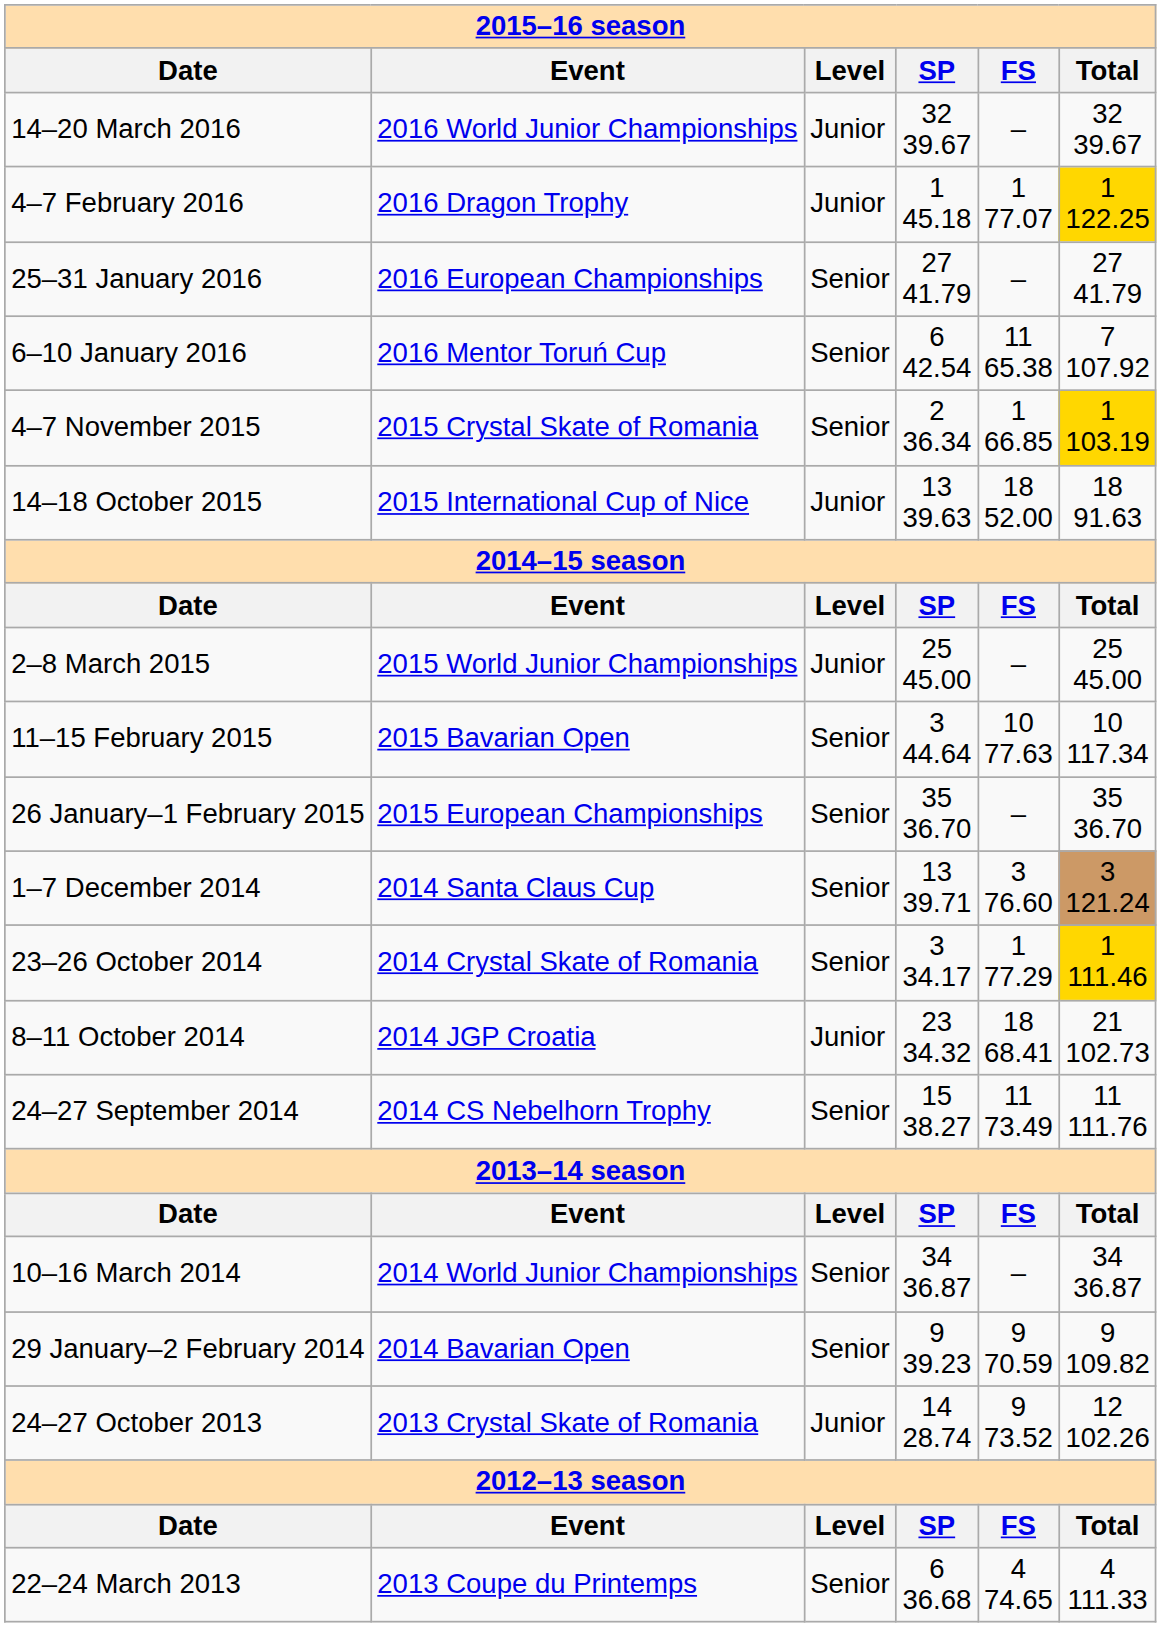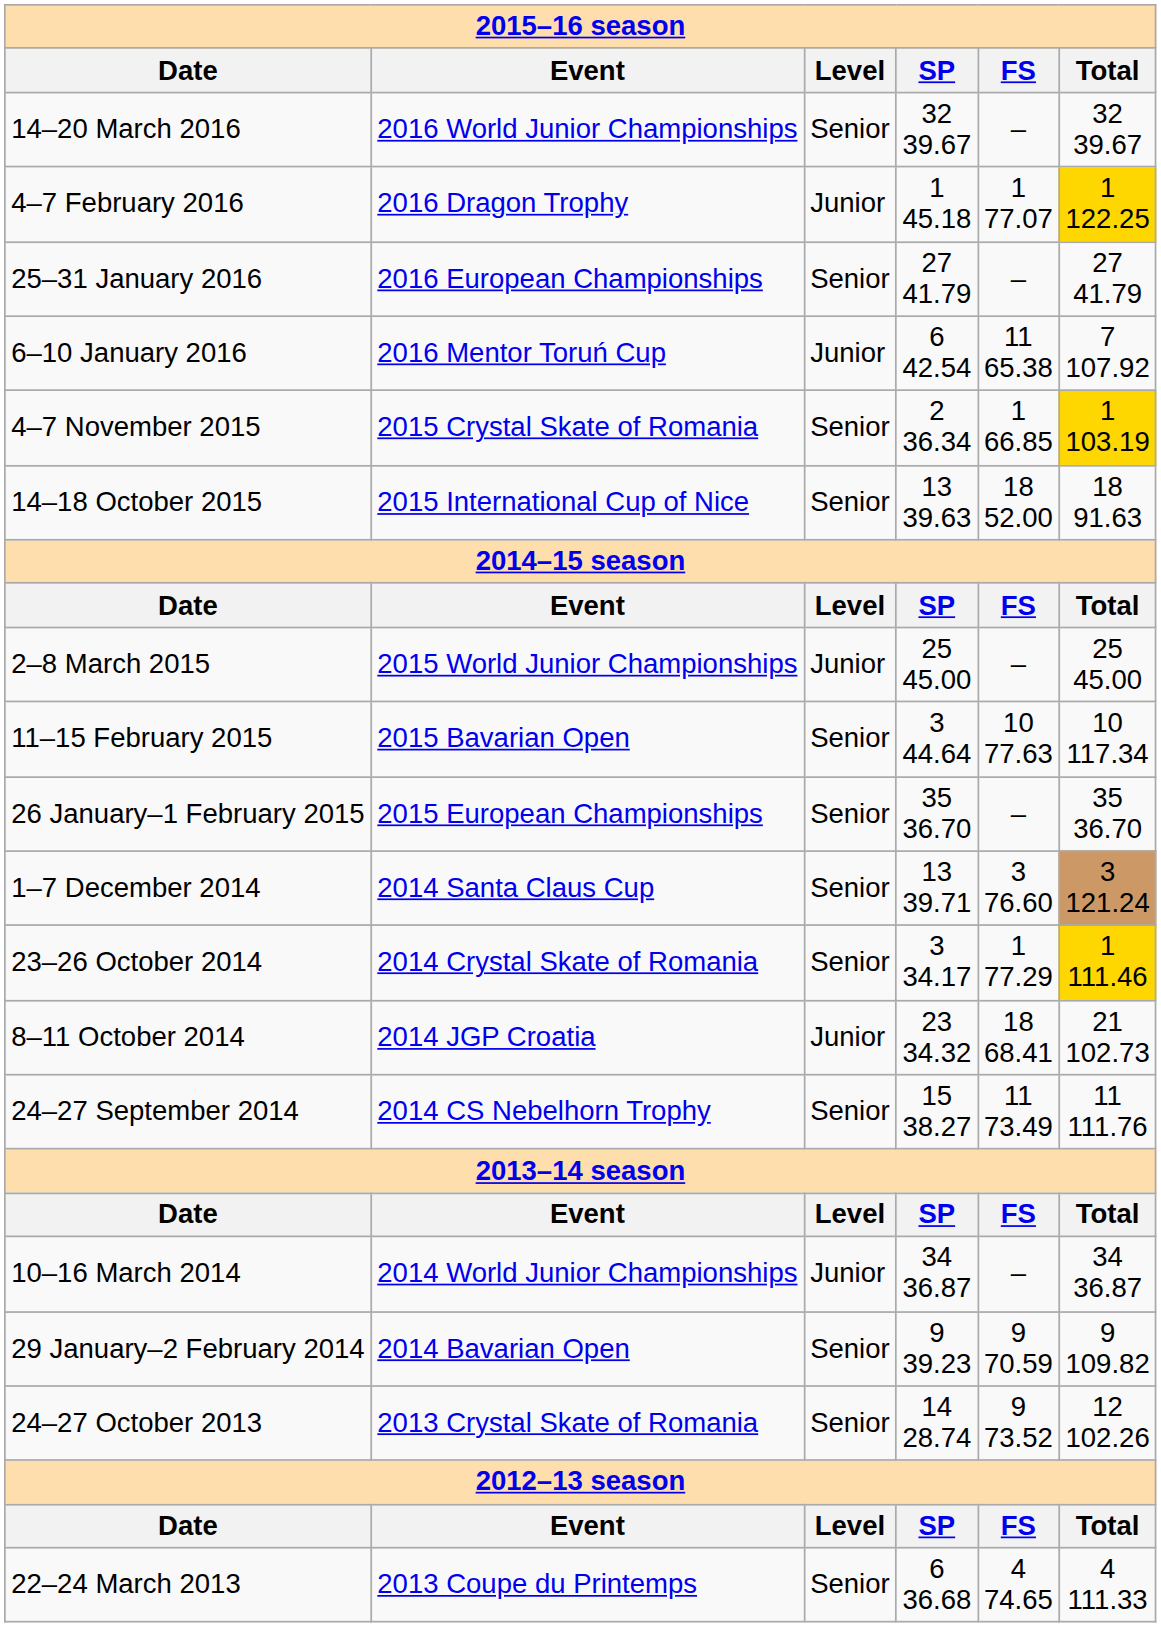(848, 129) Junior -> (850, 129) Senior
(850, 352) Senior -> (848, 352) Junior
(848, 502) Junior -> (850, 502) Senior
(850, 1273) Senior -> (848, 1273) Junior
(848, 1422) Junior -> (850, 1422) Senior
